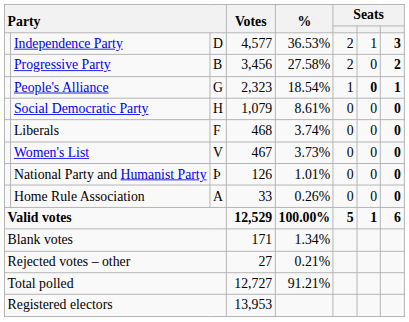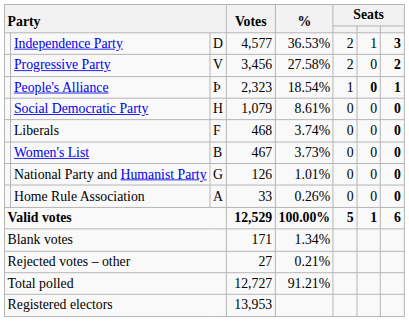(217, 65) B -> (218, 65) V
(218, 87) G -> (217, 87) Þ
(218, 152) V -> (217, 152) B
(217, 174) Þ -> (218, 174) G
